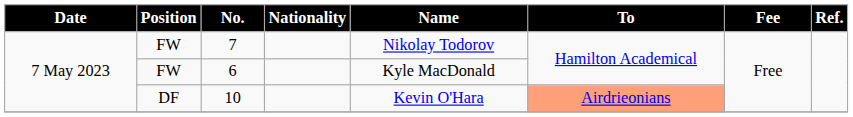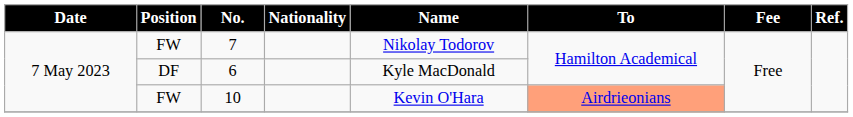(169, 71) FW -> (169, 71) DF
(169, 98) DF -> (169, 98) FW
